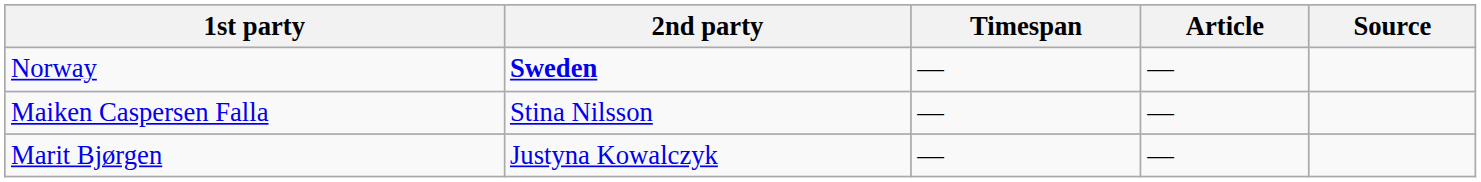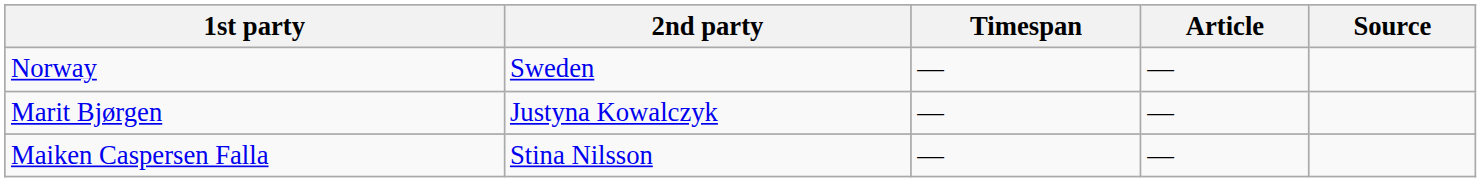(554, 68) bold -> (552, 68) normal
rows swapped: (87, 154) <-> (140, 111)
